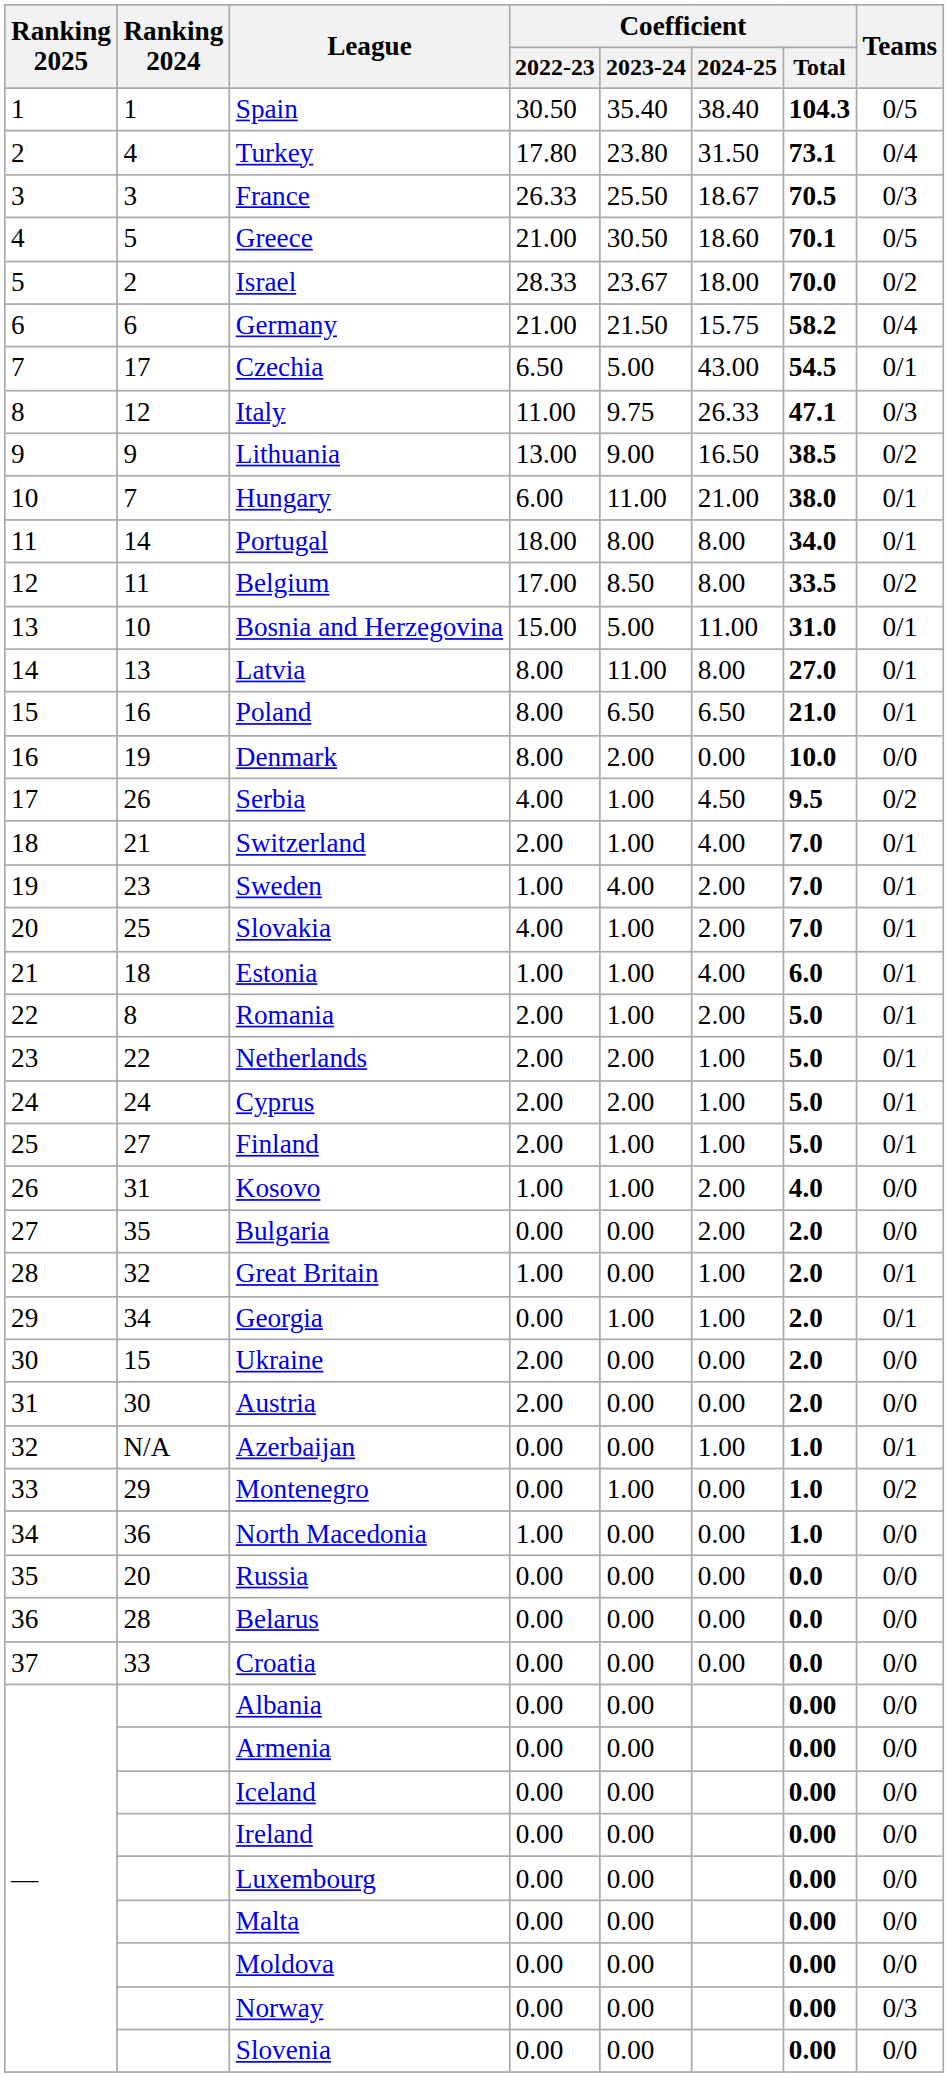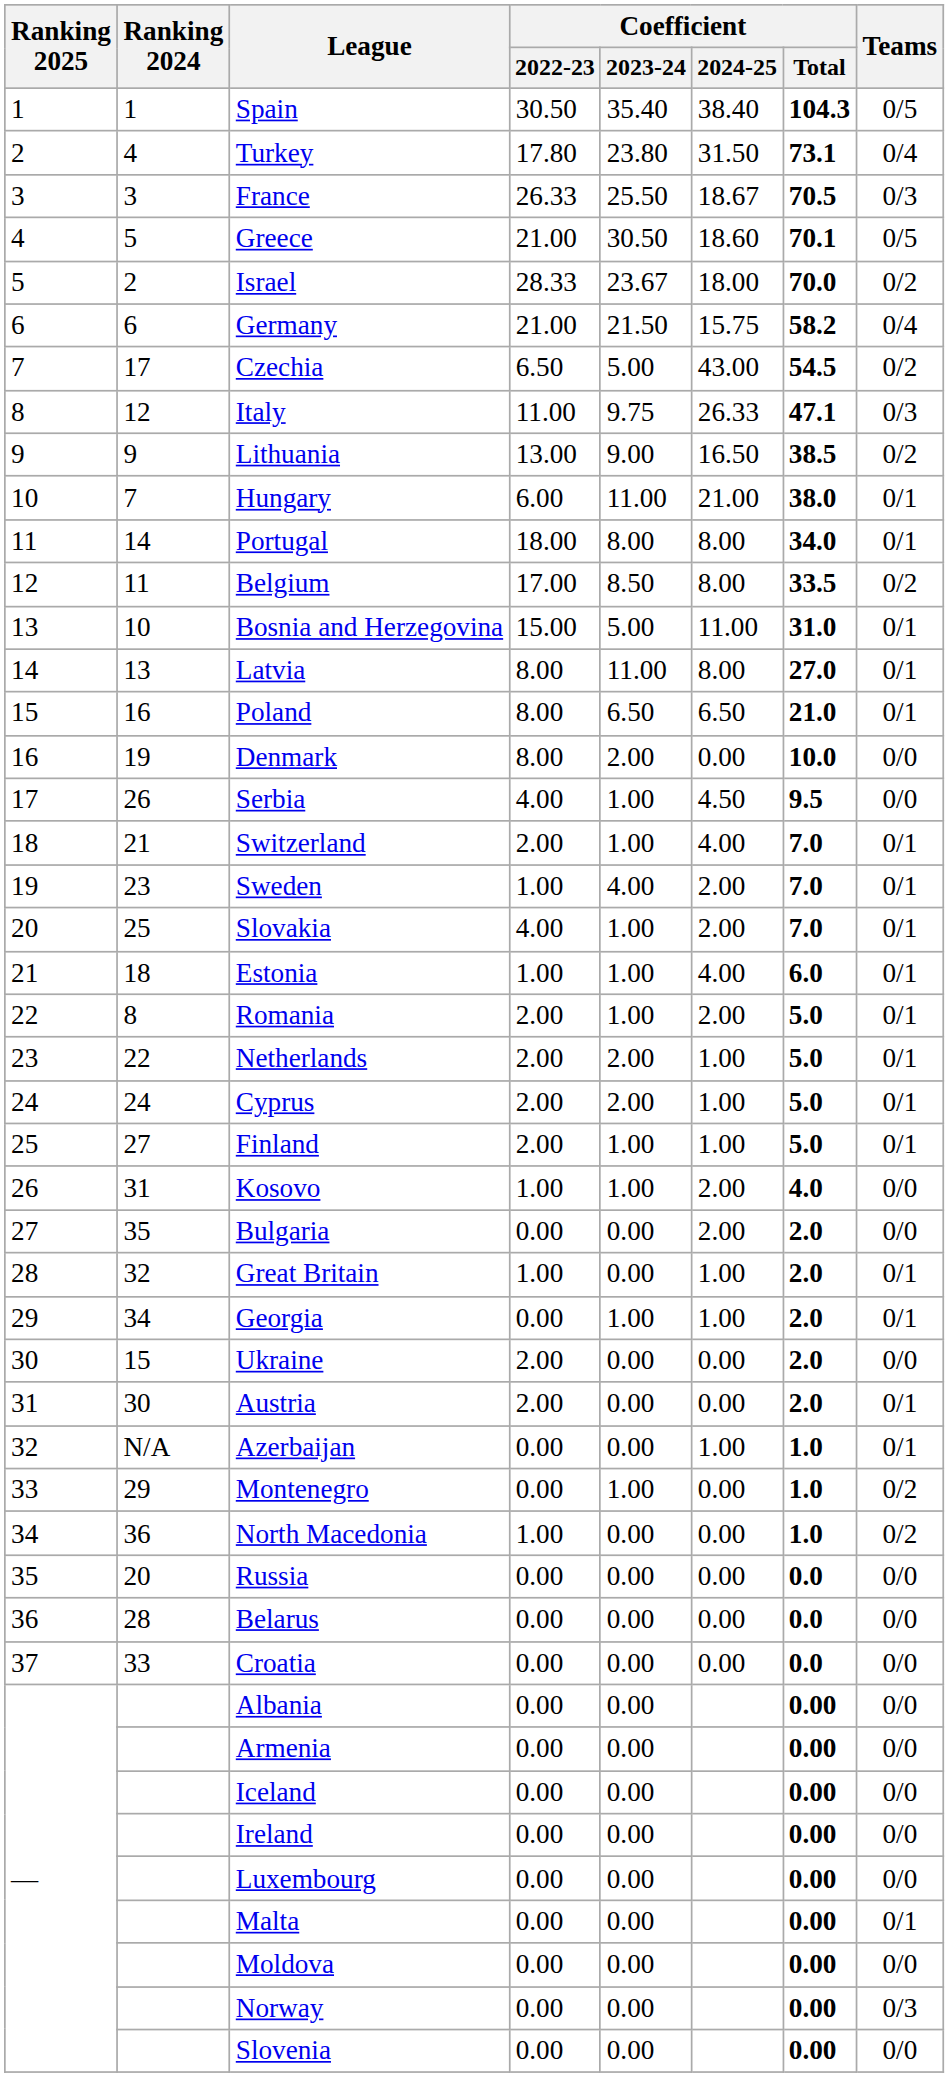(900, 368) 0/1 -> (900, 368) 0/2
(900, 799) 0/2 -> (900, 799) 0/0
(900, 1403) 0/0 -> (900, 1403) 0/1
(900, 1532) 0/0 -> (900, 1532) 0/2
(900, 1921) 0/0 -> (900, 1921) 0/1
